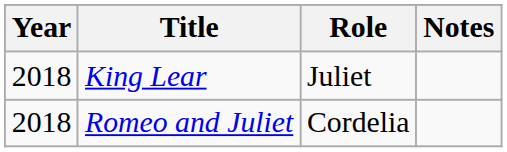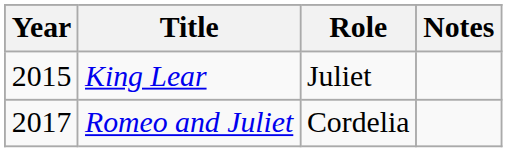(42, 75) 2018 -> (42, 75) 2015
(42, 122) 2018 -> (42, 122) 2017
